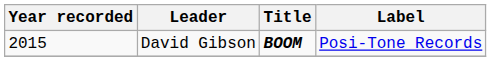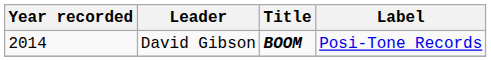(28, 44) 2015 -> (28, 44) 2014
